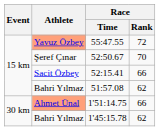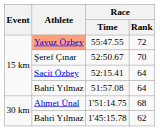(142, 73) 66 -> (142, 73) 64
(142, 88) 62 -> (142, 88) 64
(57, 103) lightsalmon background -> (57, 103) no background
(142, 103) 66 -> (142, 103) 68
